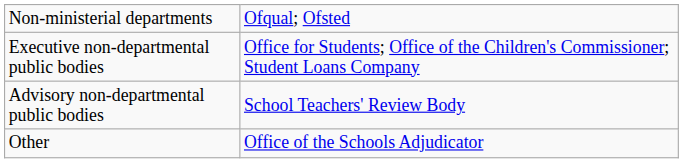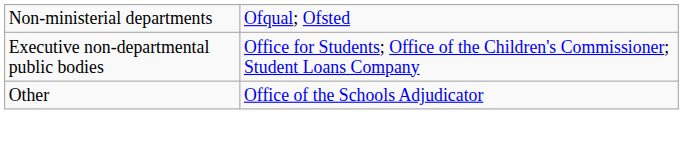- row: (107, 104)
